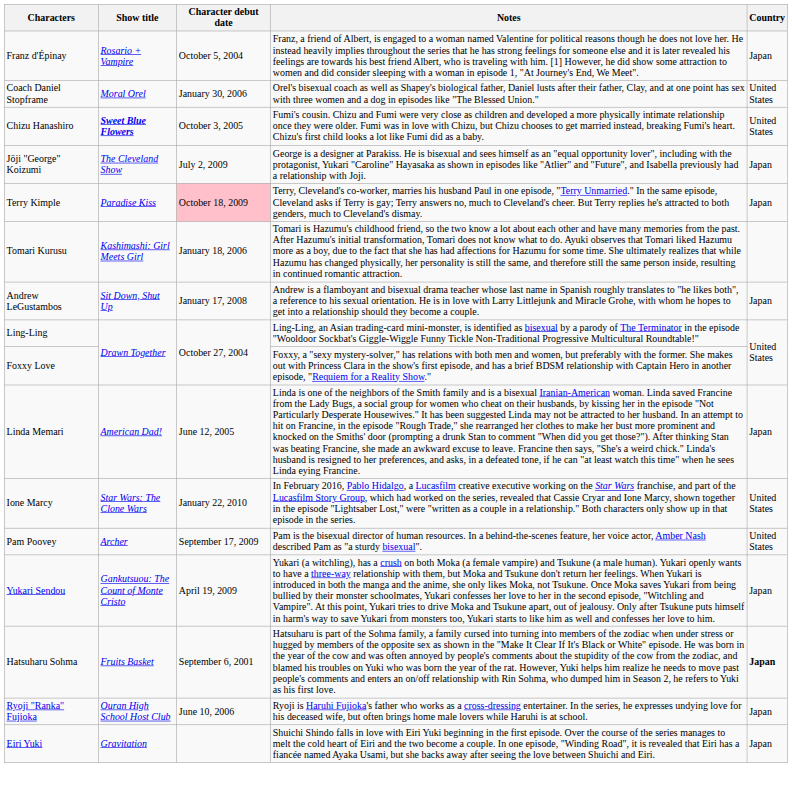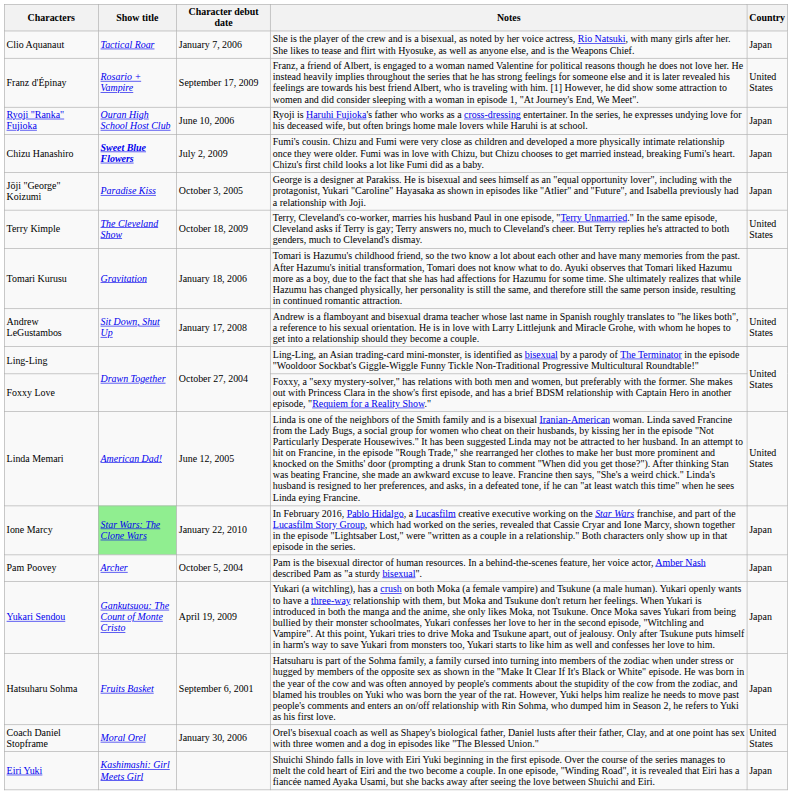+ row: (35, 44)
(211, 55) October 5, 2004 -> (219, 82) September 17, 2009
(761, 55) Japan -> (763, 82) United States
rows swapped: (35, 711) <-> (34, 94)
(211, 126) October 3, 2005 -> (203, 153) July 2, 2009
(763, 126) United States -> (761, 153) Japan
(129, 164) The Cleveland Show -> (128, 191) Paradise Kiss
(203, 164) July 2, 2009 -> (211, 191) October 3, 2005
(128, 202) Paradise Kiss -> (129, 229) The Cleveland Show
(213, 202) pink background -> (213, 229) no background
(761, 202) Japan -> (763, 229) United States
(135, 251) Kashimashi: Girl Meets Girl -> (124, 278) Gravitation
(761, 301) Japan -> (763, 327) United States
(761, 431) Japan -> (763, 458) United States
(130, 503) no background -> (130, 530) lightgreen background
(763, 503) United States -> (761, 530) Japan
(219, 541) September 17, 2009 -> (211, 568) October 5, 2004
(763, 541) United States -> (761, 568) Japan
(762, 662) bold -> (761, 689) normal
(124, 743) Gravitation -> (135, 770) Kashimashi: Girl Meets Girl
